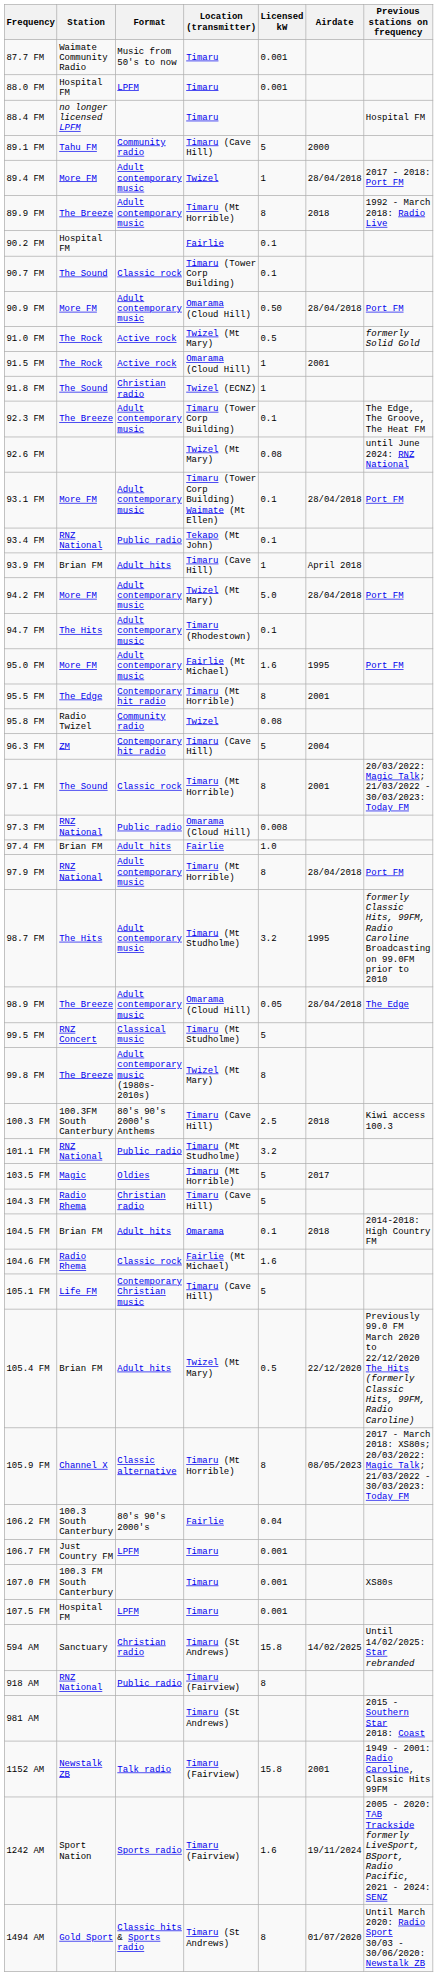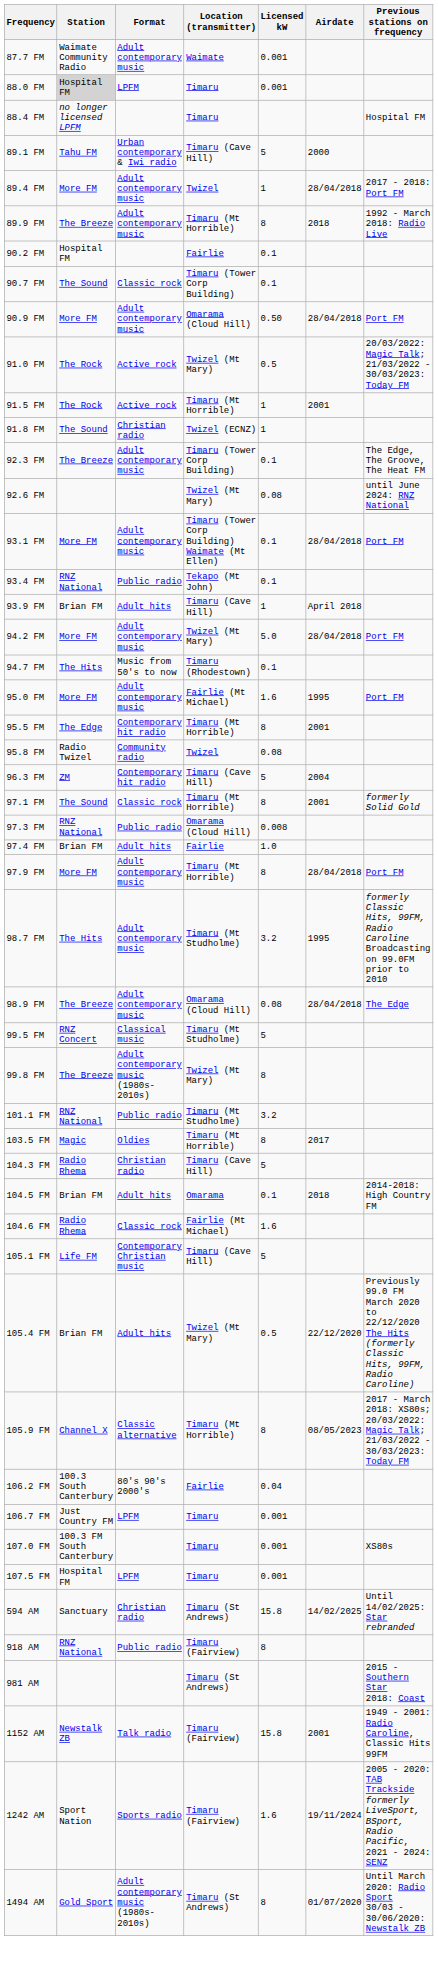(147, 57) Music from 50's to now -> (150, 57) Adult contemporary music
(202, 57) Timaru -> (205, 57) Waimate
(81, 87) no background -> (81, 87) lightgrey background
(142, 148) Community radio -> (150, 153) Urban contemporary & Iwi radio
(393, 339) formerly Solid Gold -> (398, 365) 20/03/2022: Magic Talk; 21/03/2022 - 30/03/2023: Today FM
(218, 364) Omarama (Cloud Hill) -> (213, 405) Timaru (Mt Horrible)
(150, 631) Adult contemporary music -> (147, 667) Music from 50's to now
(398, 787) 20/03/2022: Magic Talk; 21/03/2022 - 30/03/2023: Today FM -> (393, 802) formerly Solid Gold
(81, 872) RNZ National -> (78, 872) More FM
(271, 1005) 0.05 -> (271, 1005) 0.08
- row: (28, 1121)
(263, 1176) 5 -> (263, 1141) 8
(150, 1938) Classic hits & Sports radio -> (150, 1903) Adult contemporary music (1980s-2010s)
